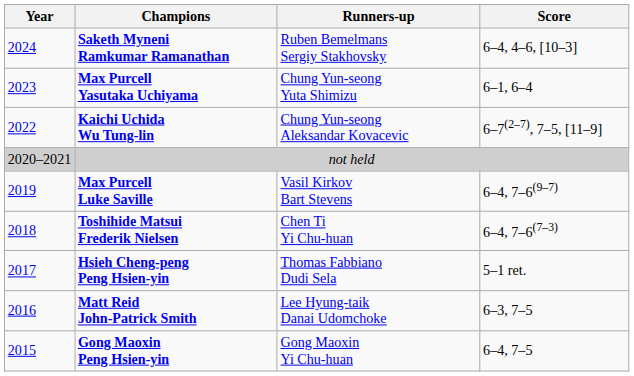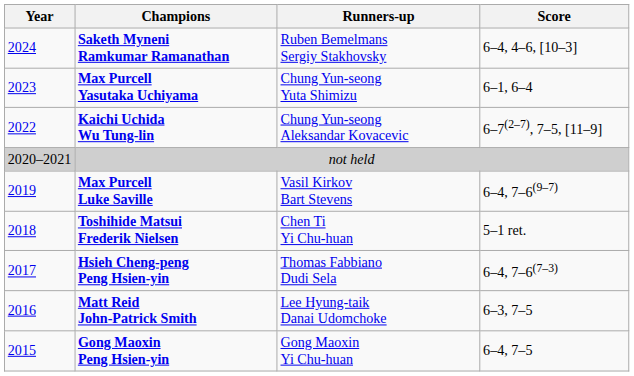(521, 231) 6–4, 7–6(7–3) -> (505, 231) 5–1 ret.
(505, 271) 5–1 ret. -> (521, 271) 6–4, 7–6(7–3)
